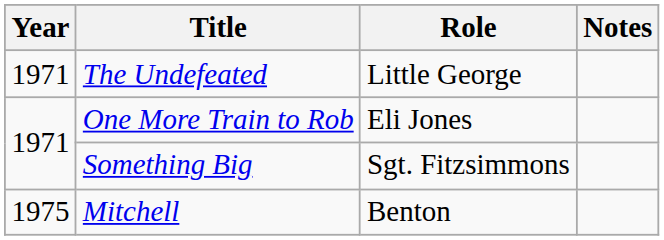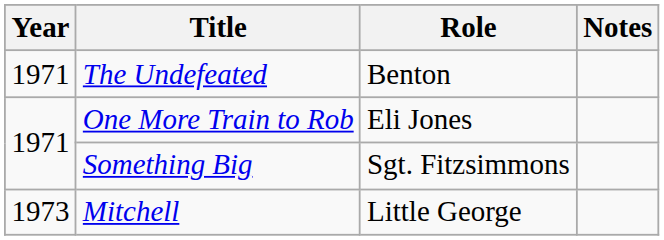(444, 73) Little George -> (409, 73) Benton
(41, 211) 1975 -> (41, 211) 1973
(409, 211) Benton -> (444, 211) Little George
